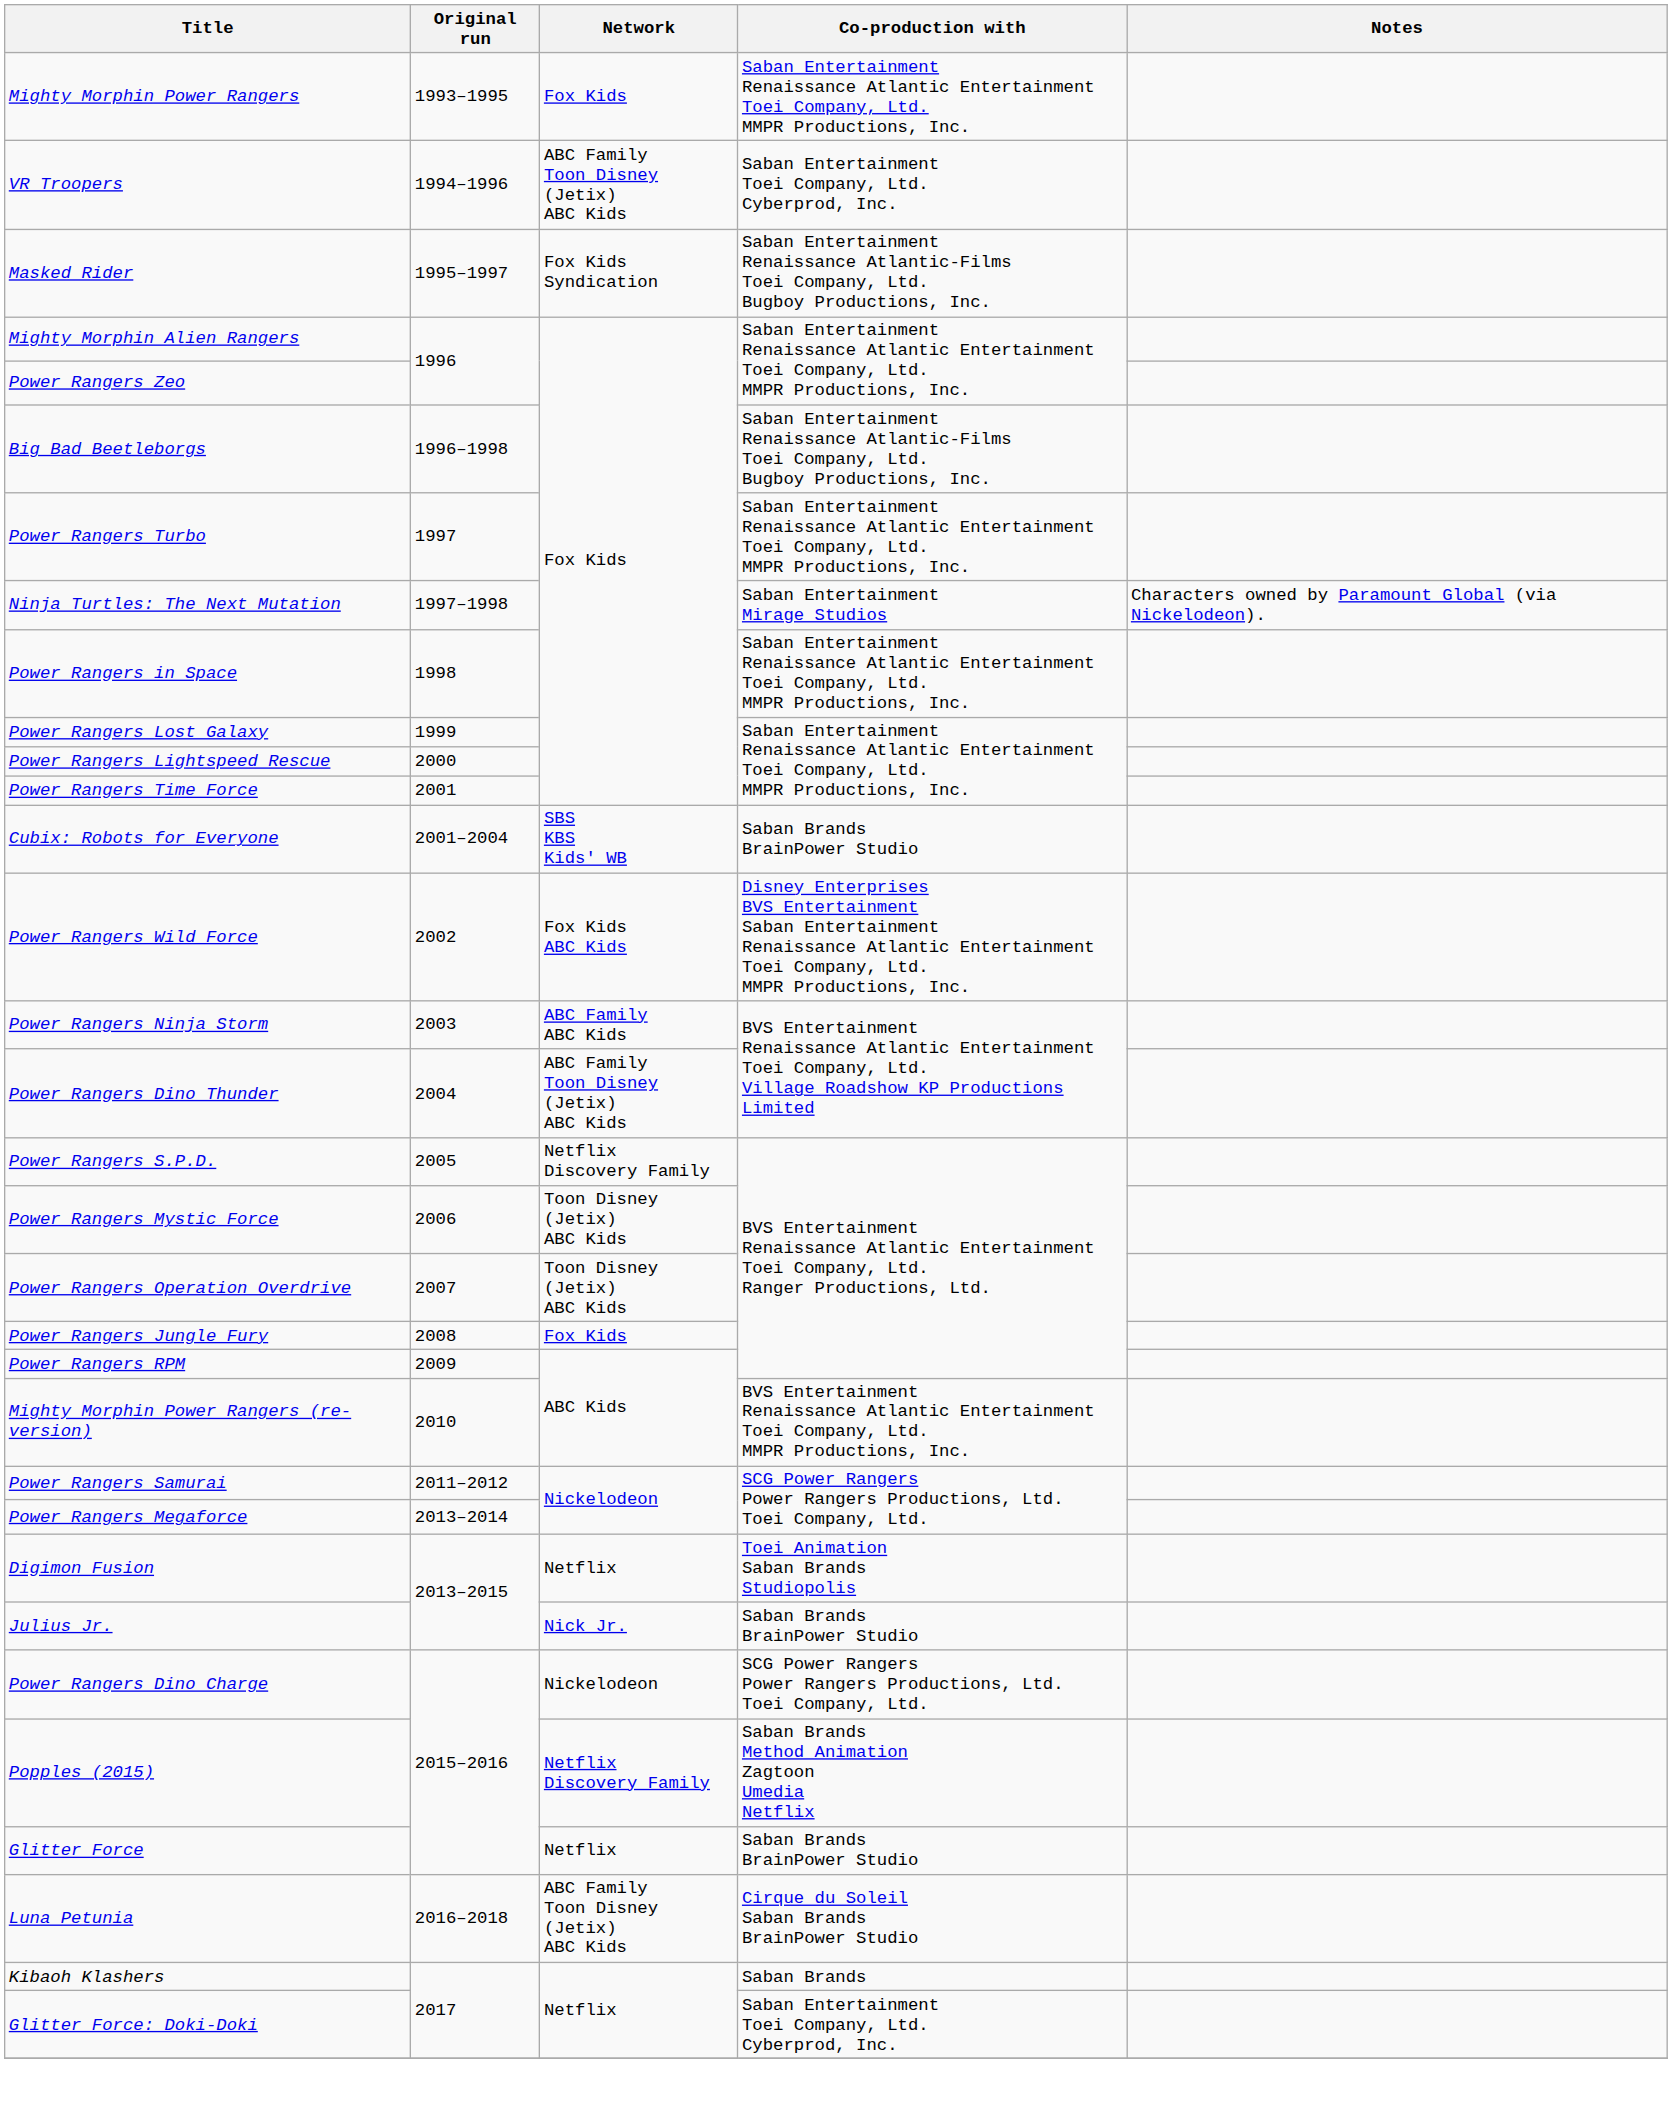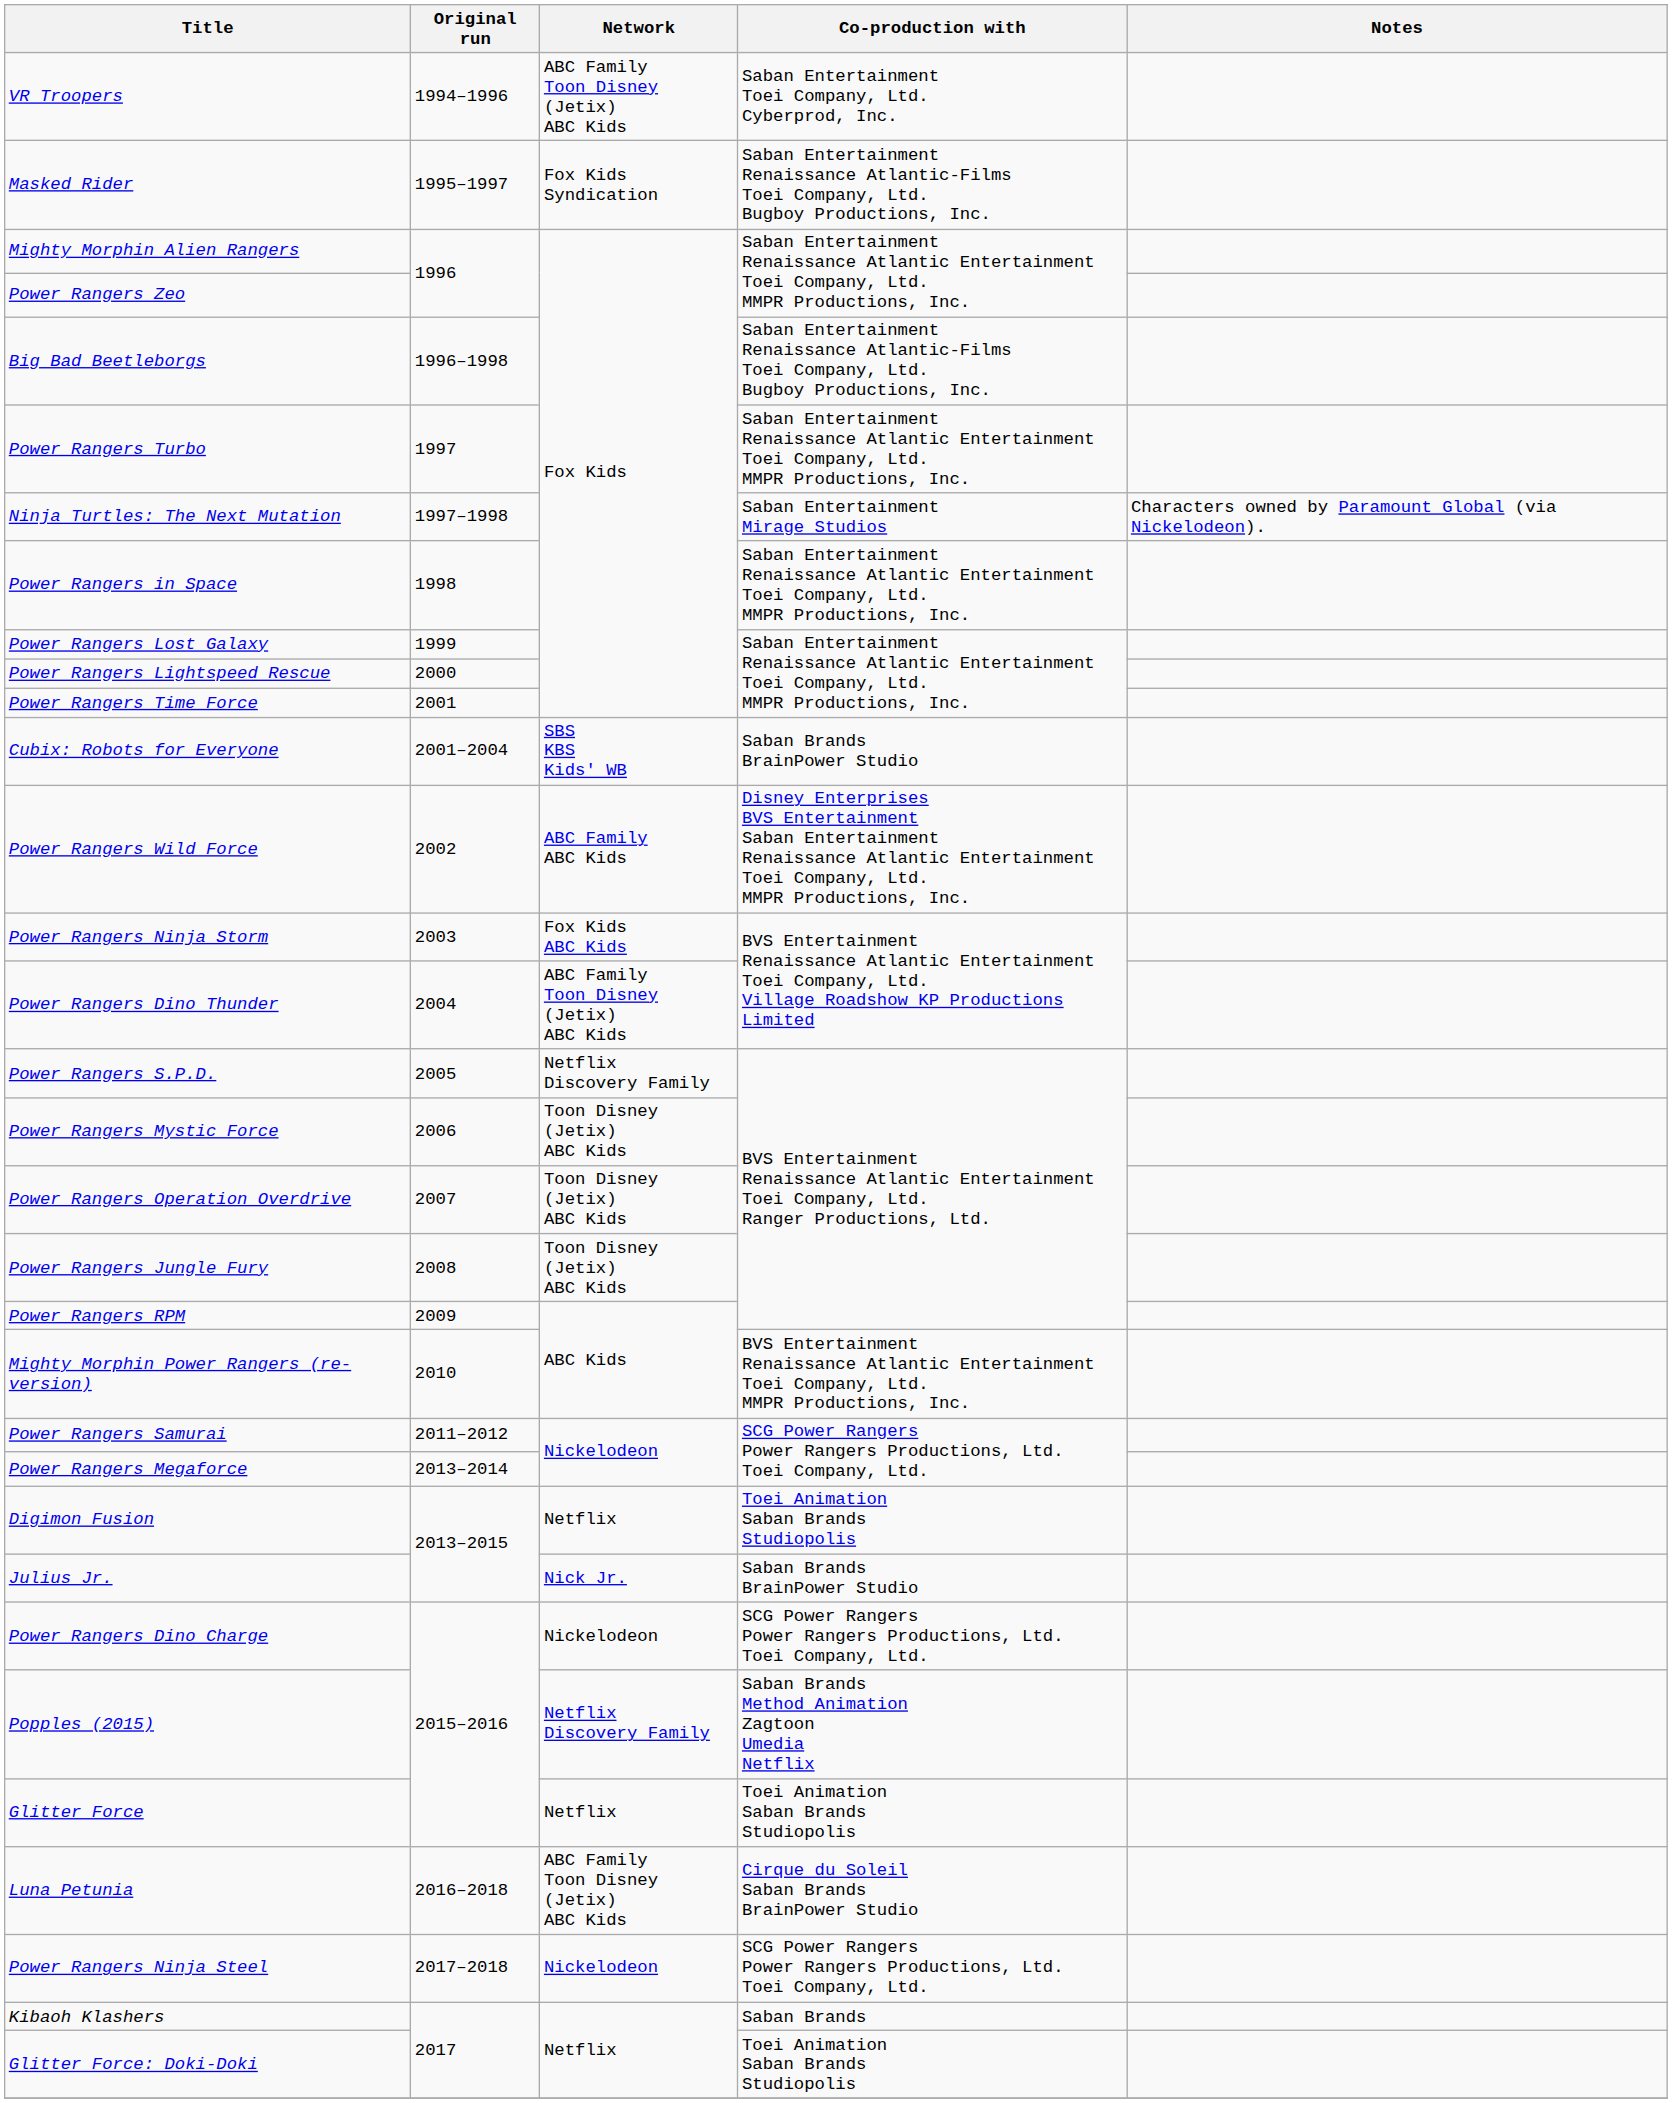- row: (154, 97)
(585, 937) Fox Kids ABC Kids -> (596, 849) ABC Family ABC Kids
(596, 1025) ABC Family ABC Kids -> (585, 937) Fox Kids ABC Kids
(585, 1336) Fox Kids -> (601, 1268) Toon Disney (Jetix) ABC Kids
(830, 1850) Saban Brands BrainPower Studio -> (815, 1812) Toei Animation Saban Brands Studiopolis
+ row: (138, 1968)
(841, 2025) Saban Entertainment Toei Company, Ltd. Cyberprod, Inc. -> (815, 2065) Toei Animation Saban Brands Studiopolis
